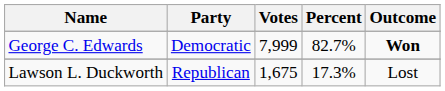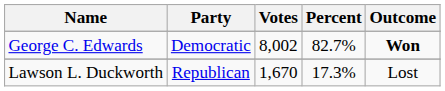(278, 45) 7,999 -> (278, 45) 8,002
(278, 72) 1,675 -> (278, 72) 1,670
